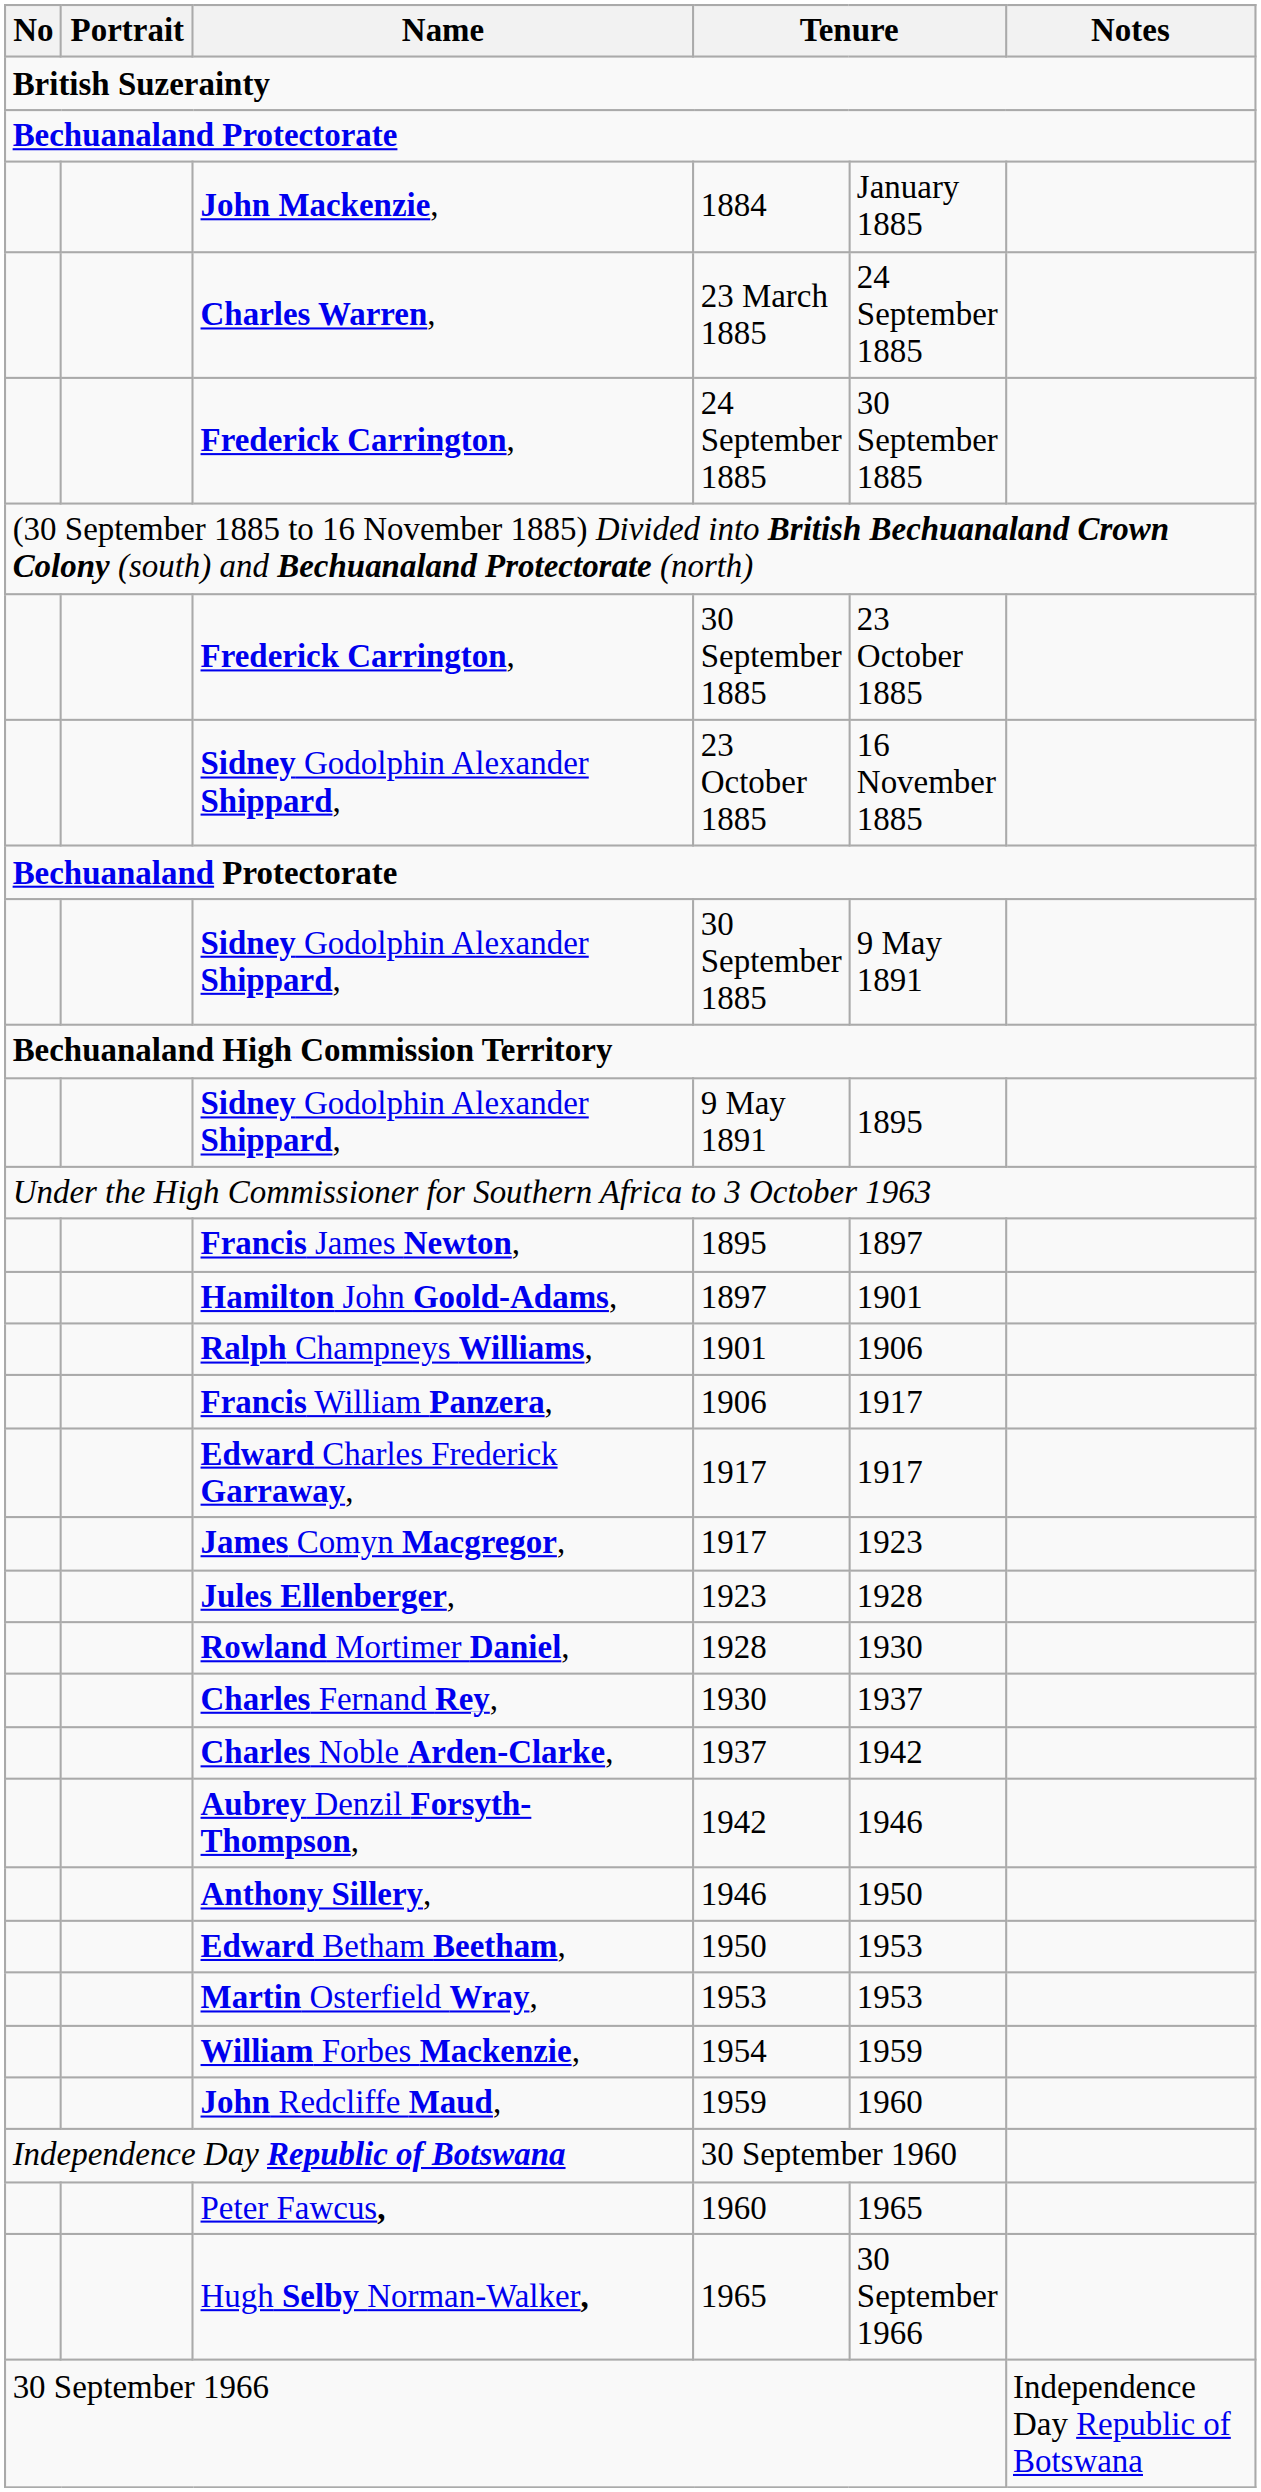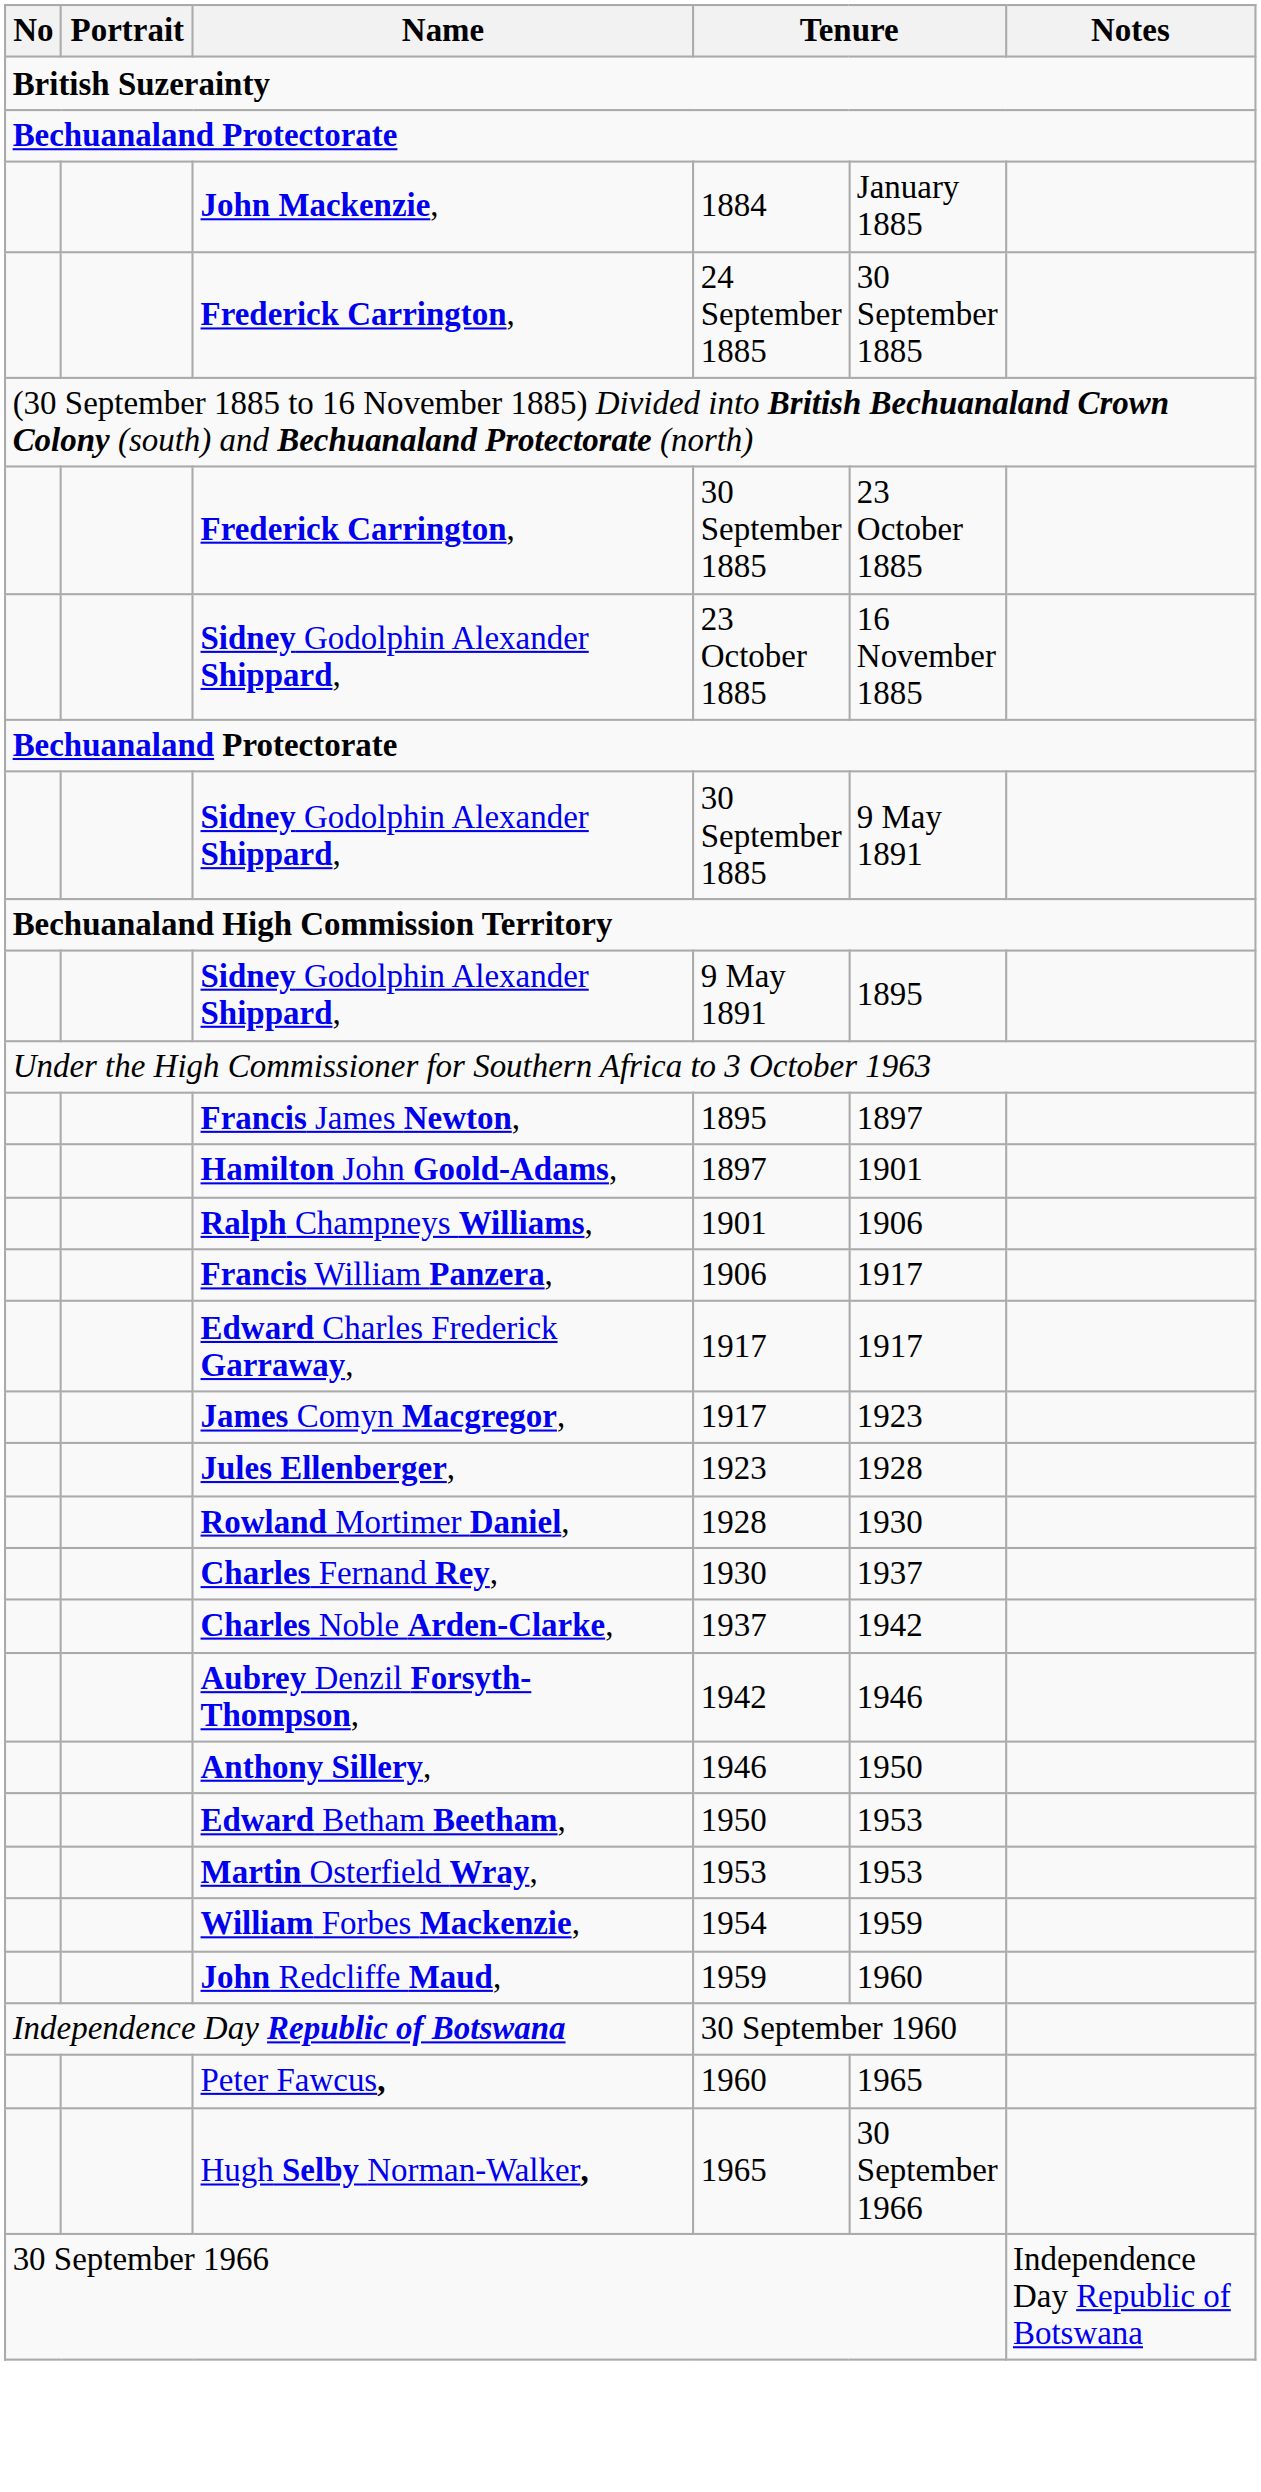- row: (318, 313)
